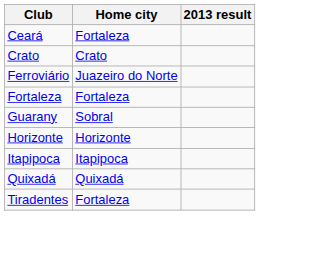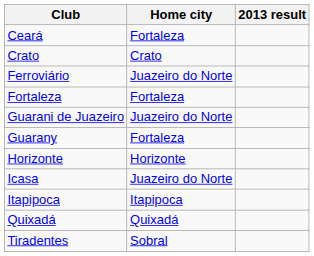+ row: (66, 117)
(94, 117) Sobral -> (157, 138) Fortaleza
+ row: (23, 179)
(102, 199) Fortaleza -> (149, 240) Sobral
